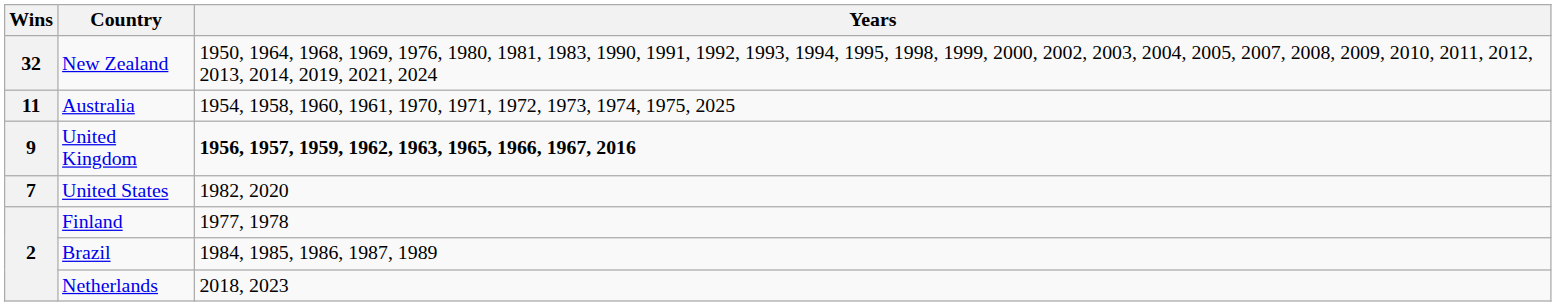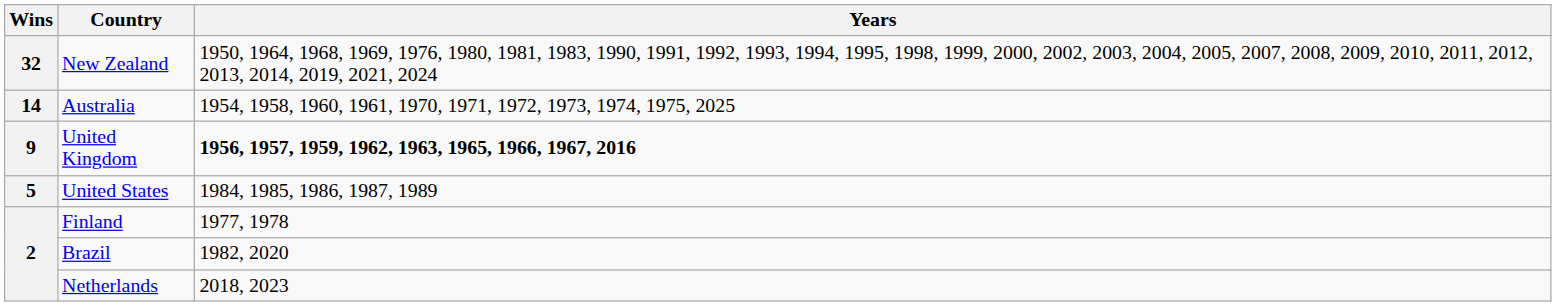(31, 105) 11 -> (31, 105) 14
(31, 190) 7 -> (31, 190) 5
(244, 190) 1982, 2020 -> (318, 190) 1984, 1985, 1986, 1987, 1989
(318, 253) 1984, 1985, 1986, 1987, 1989 -> (244, 253) 1982, 2020
